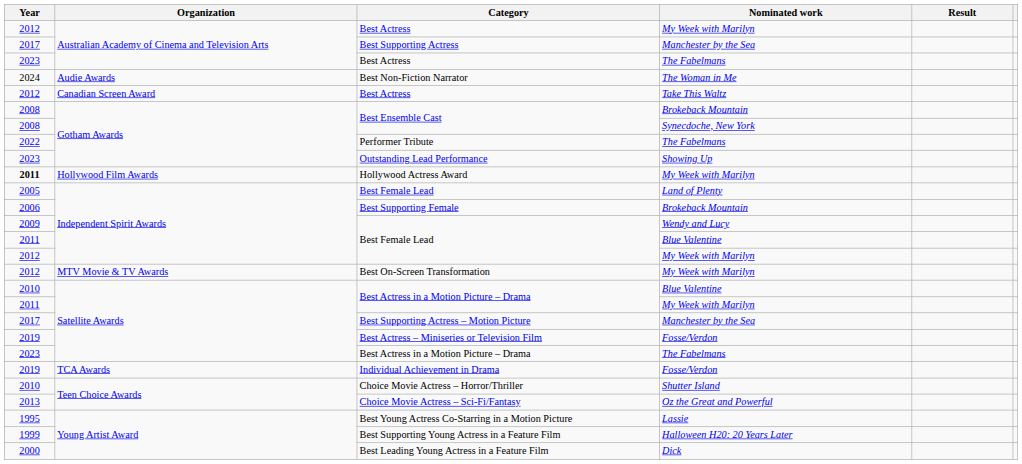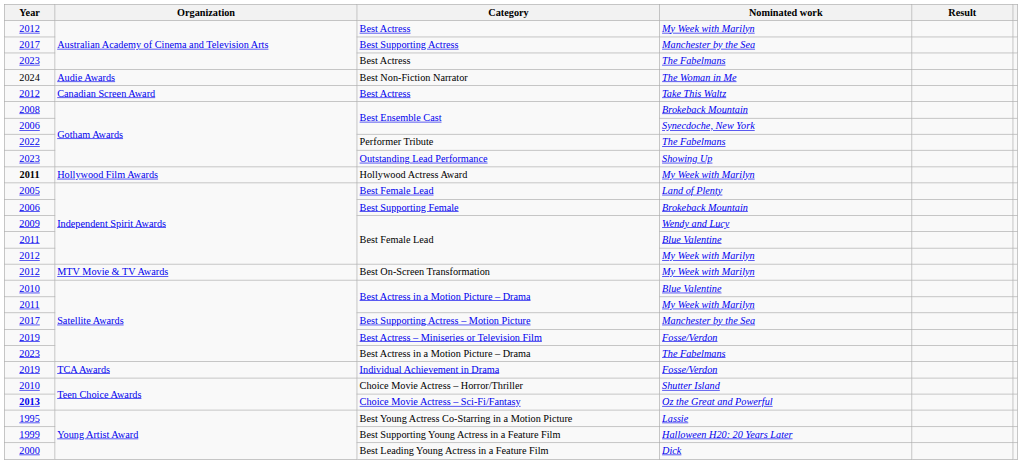(30, 126) 2008 -> (30, 126) 2006
(30, 402) normal -> (30, 402) bold
